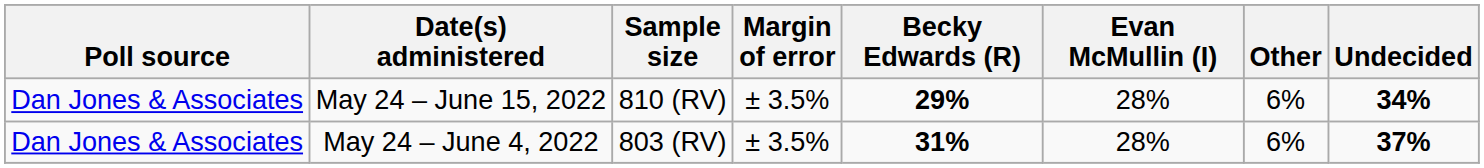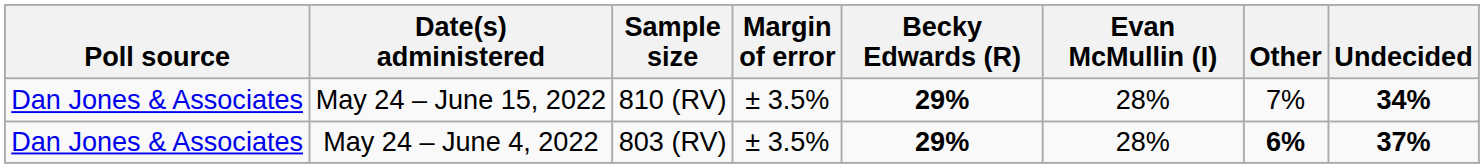(1286, 100) 6% -> (1286, 100) 7%
(942, 142) 31% -> (942, 142) 29%
(1286, 142) normal -> (1286, 142) bold
